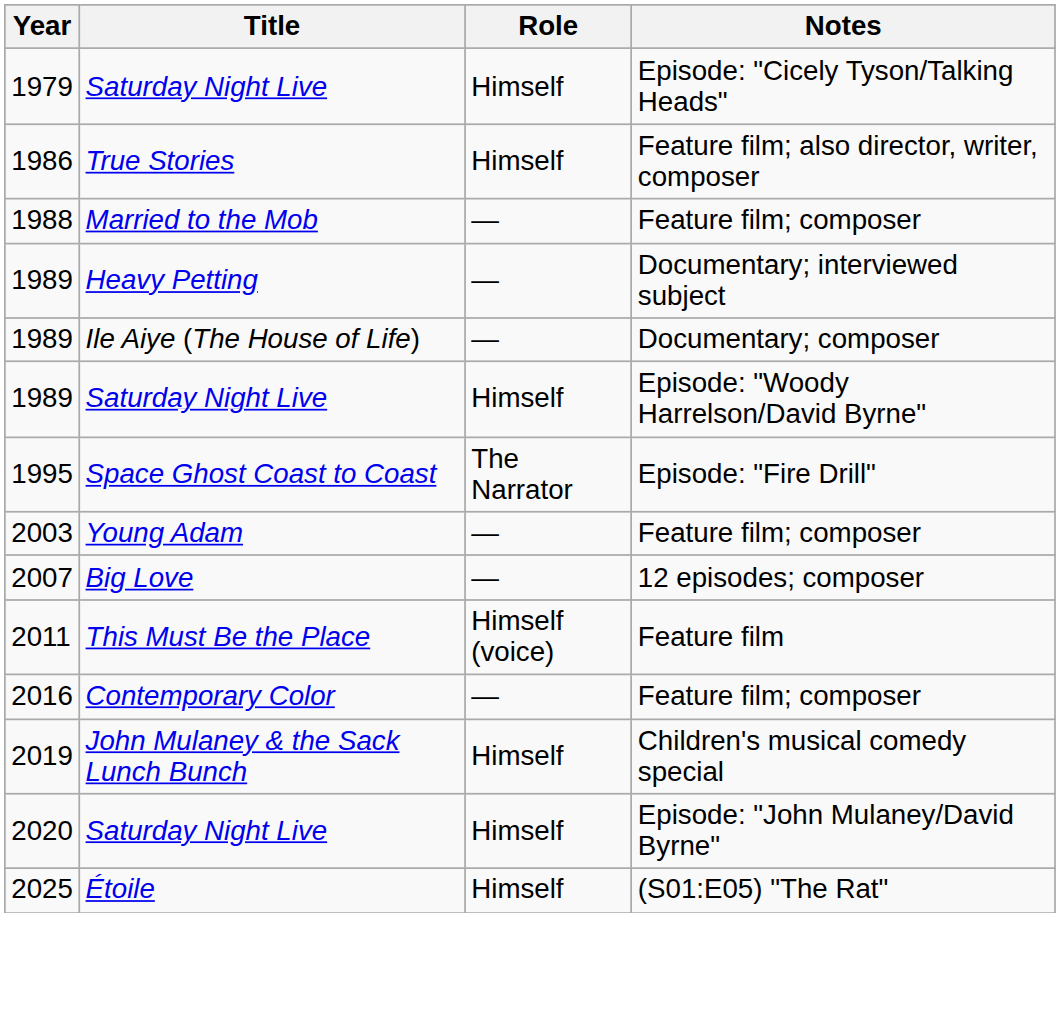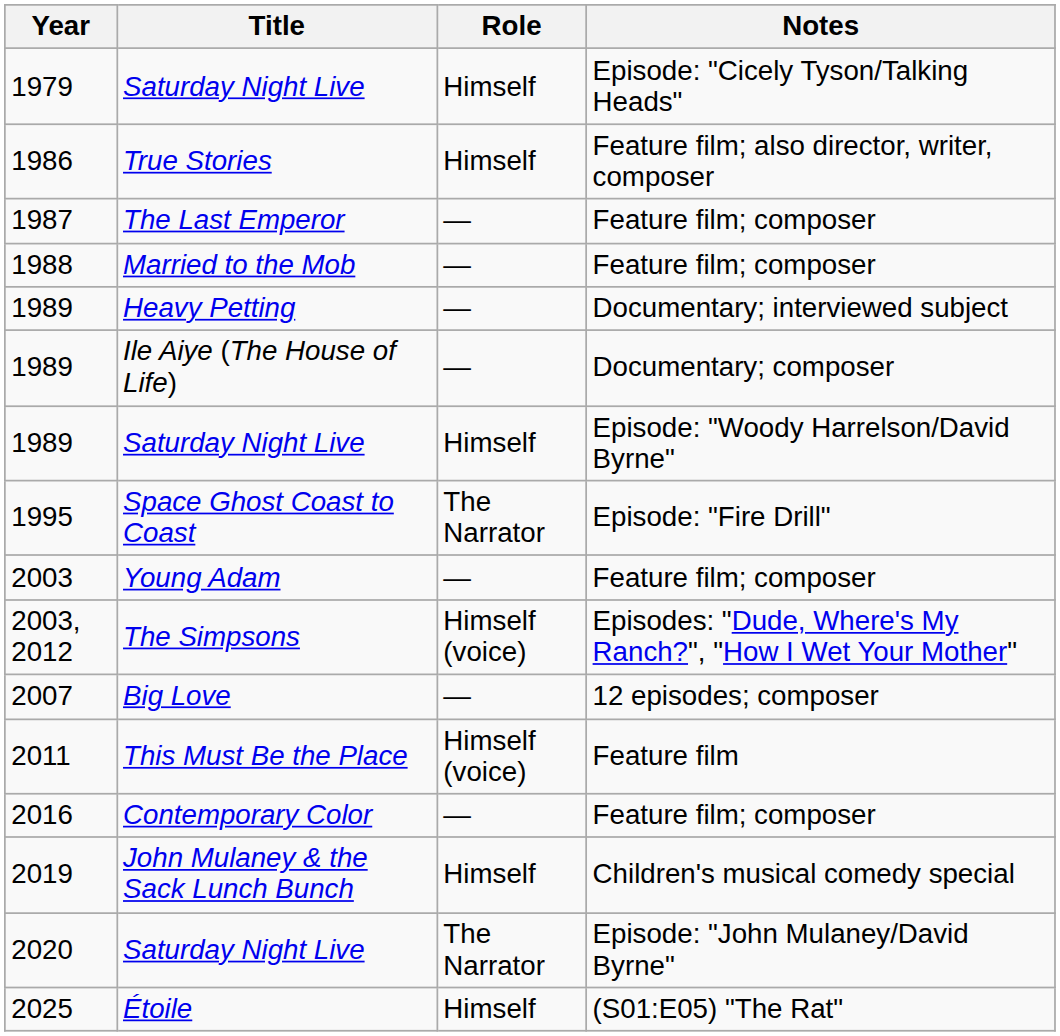+ row: (42, 220)
+ row: (46, 636)
(517, 830) Himself -> (494, 949) The Narrator
